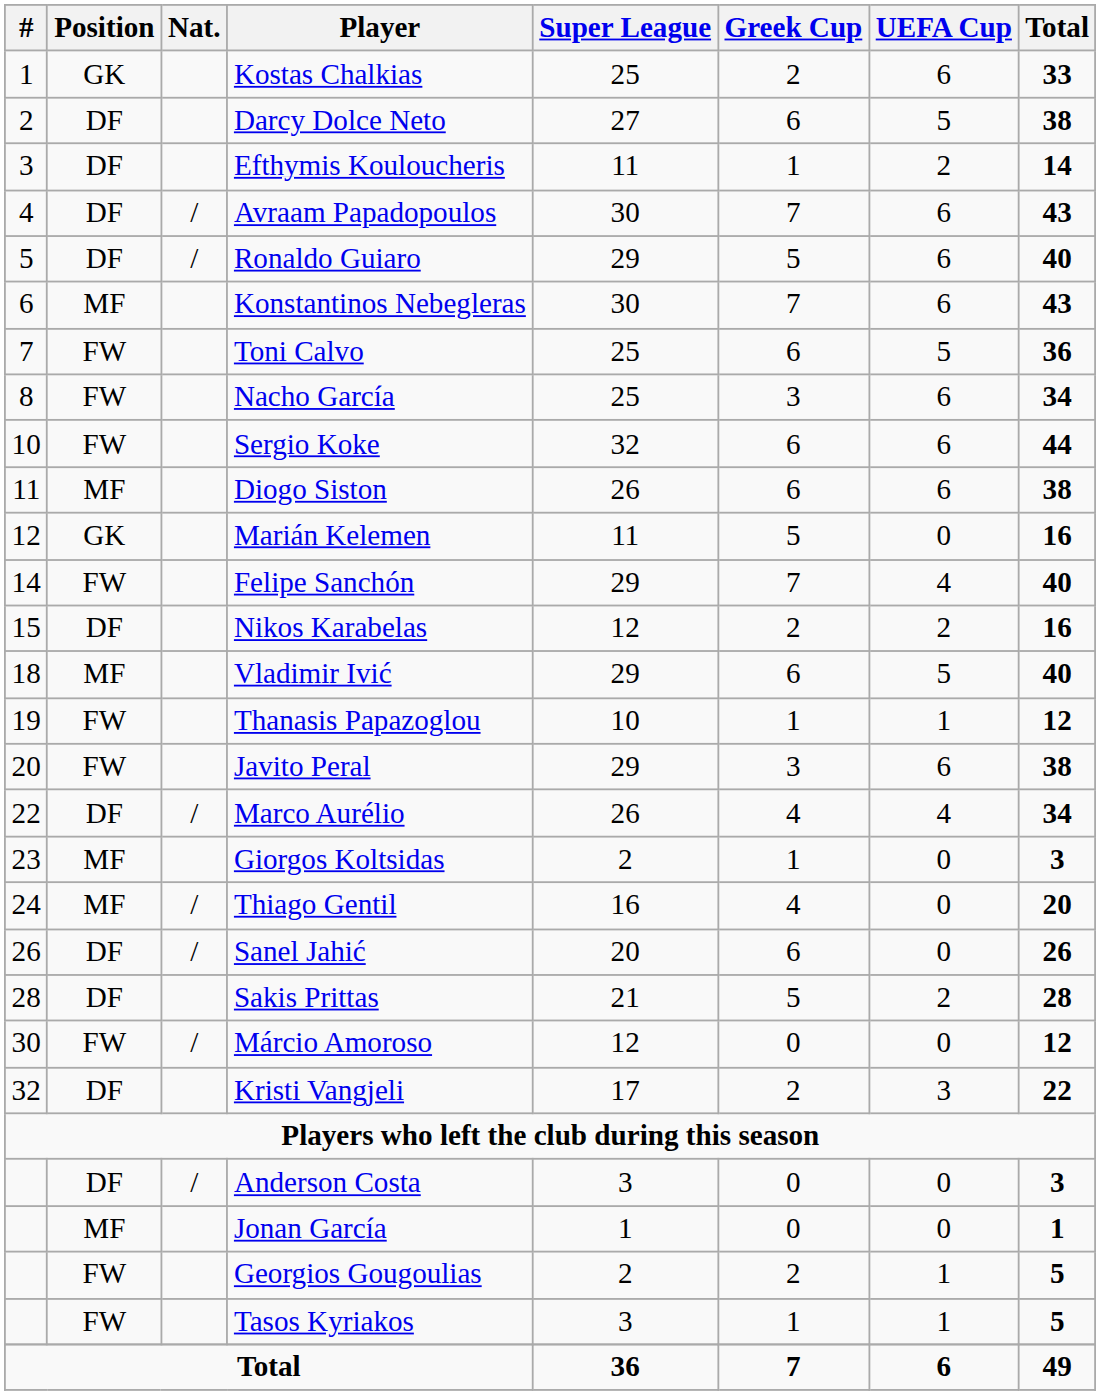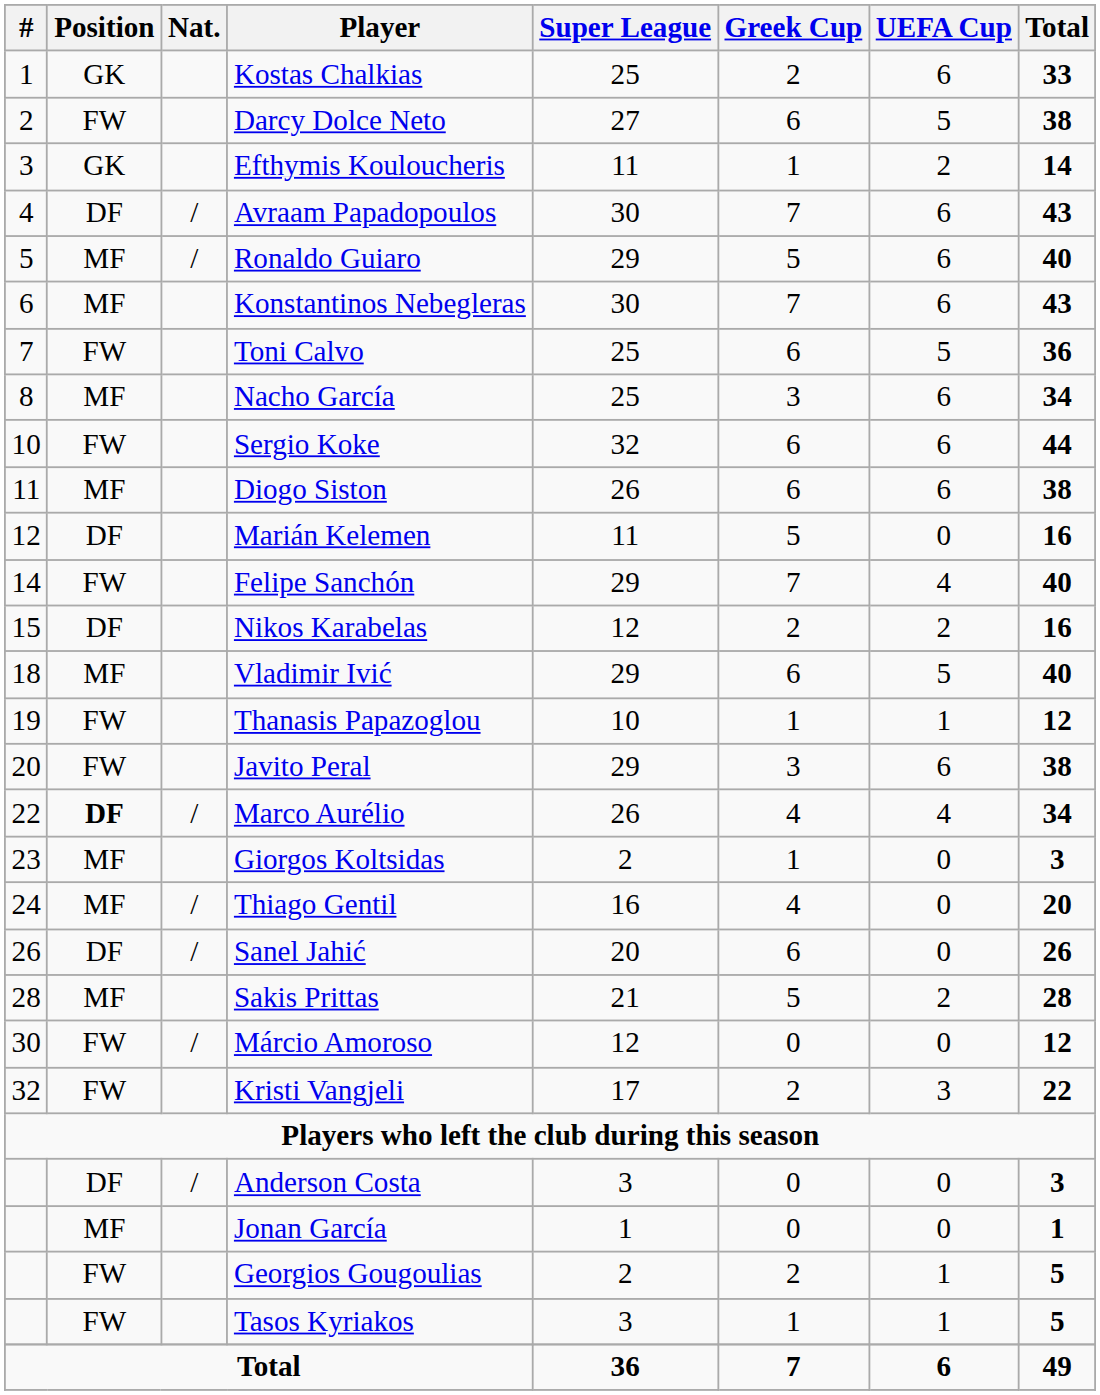(104, 119) DF -> (104, 119) FW
(104, 166) DF -> (104, 166) GK
(104, 258) DF -> (104, 258) MF
(104, 397) FW -> (104, 397) MF
(104, 535) GK -> (104, 535) DF
(104, 812) normal -> (104, 812) bold
(104, 997) DF -> (104, 997) MF
(104, 1089) DF -> (104, 1089) FW
